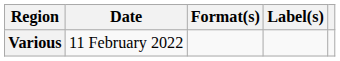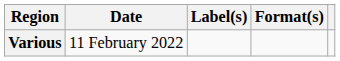columns swapped: (225, 17) <-> (296, 17)
